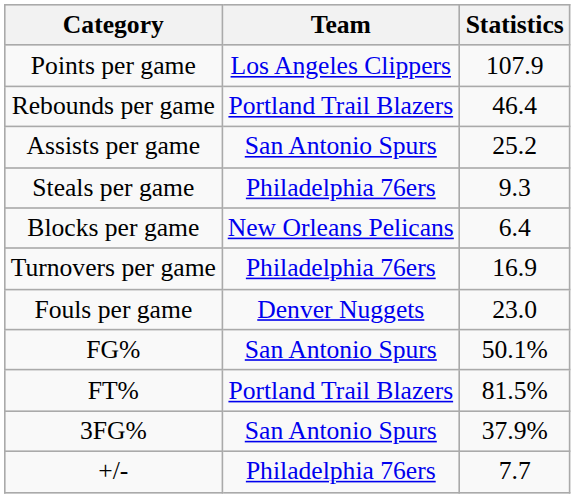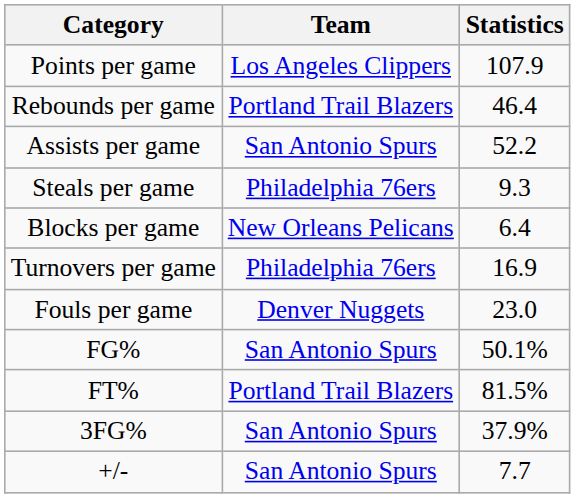(515, 146) 25.2 -> (515, 146) 52.2
(341, 471) Philadelphia 76ers -> (341, 471) San Antonio Spurs
